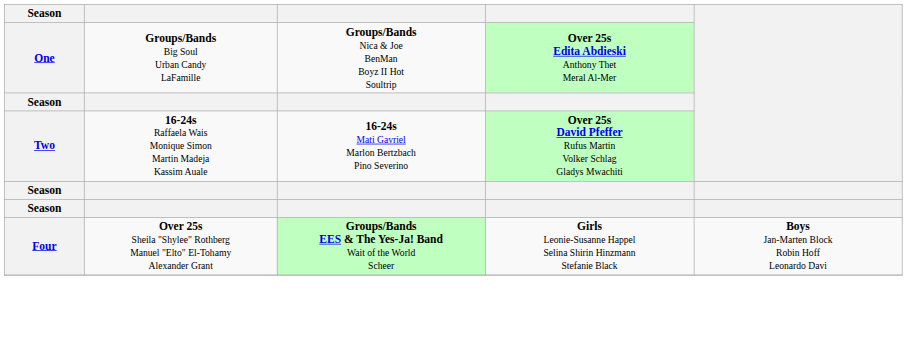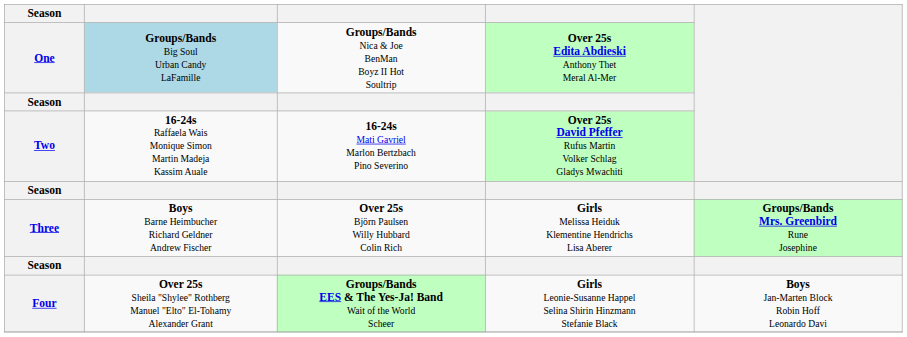(181, 57) no background -> (181, 57) lightblue background
+ row: (44, 228)
